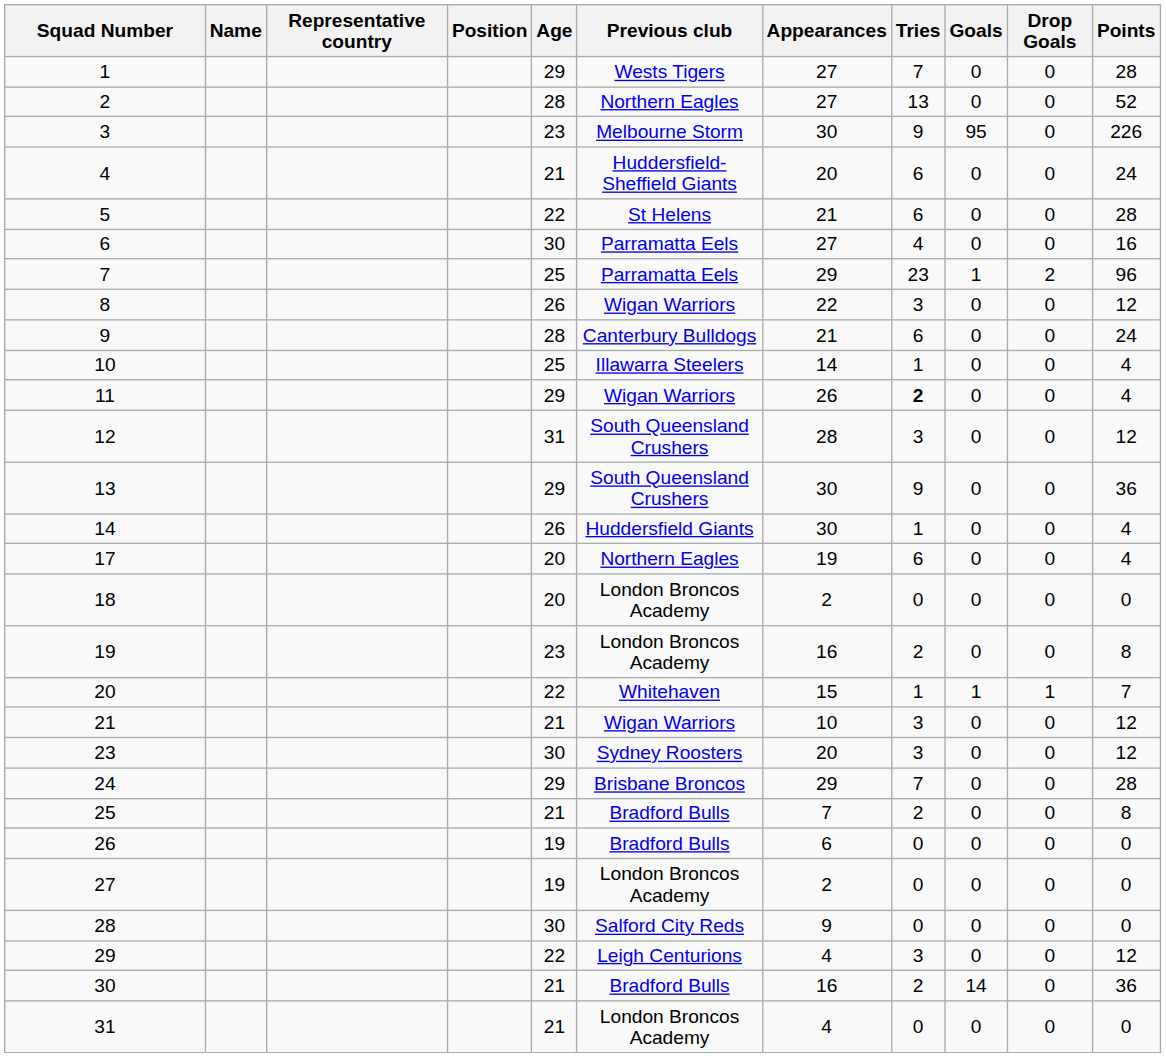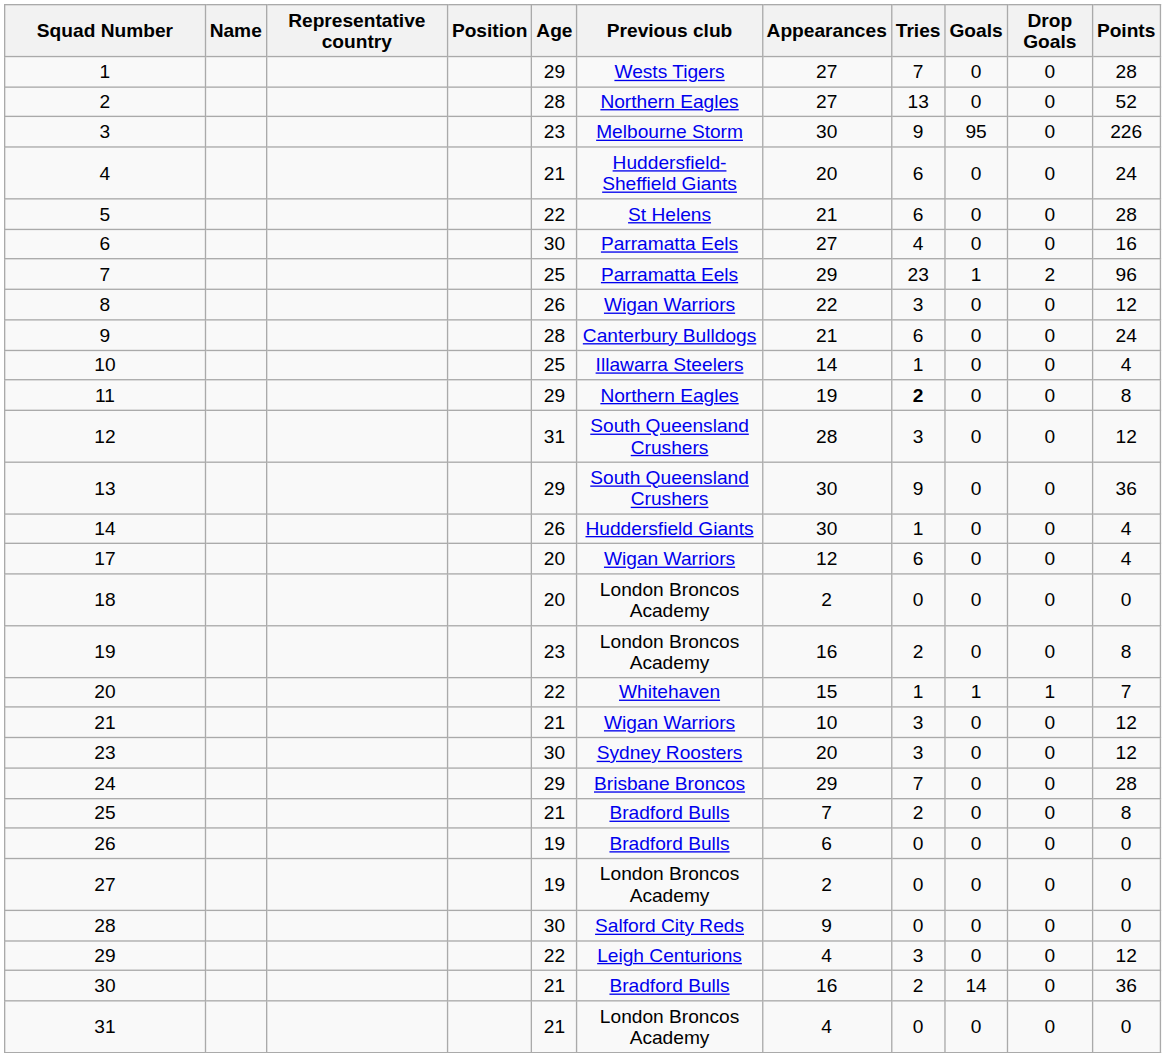(670, 396) Wigan Warriors -> (670, 396) Northern Eagles
(827, 396) 26 -> (827, 396) 19
(1126, 396) 4 -> (1126, 396) 8
(670, 559) Northern Eagles -> (670, 559) Wigan Warriors
(827, 559) 19 -> (827, 559) 12
